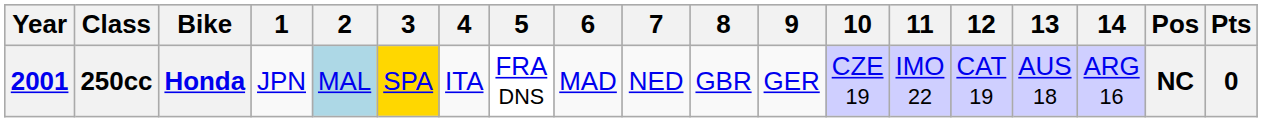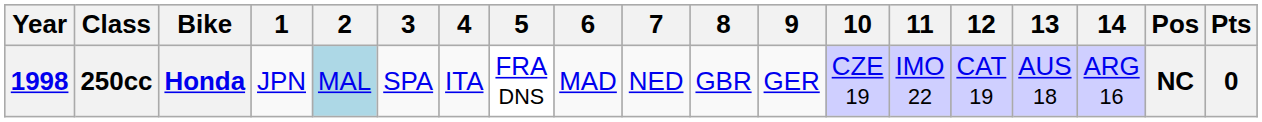(40, 80) 2001 -> (40, 80) 1998
(408, 80) gold background -> (408, 80) no background
